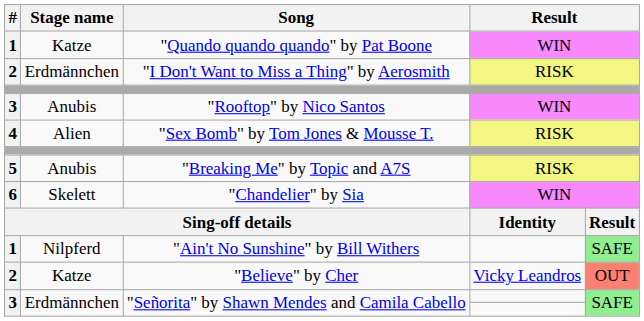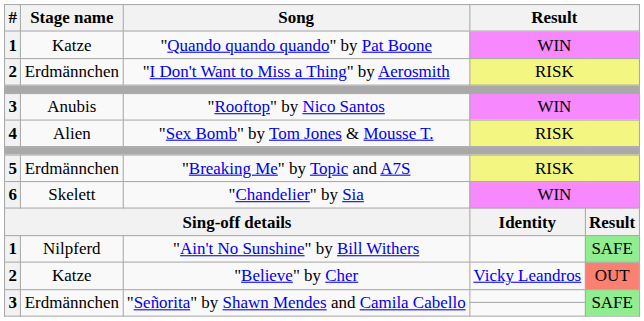(72, 168) Anubis -> (72, 168) Erdmännchen
